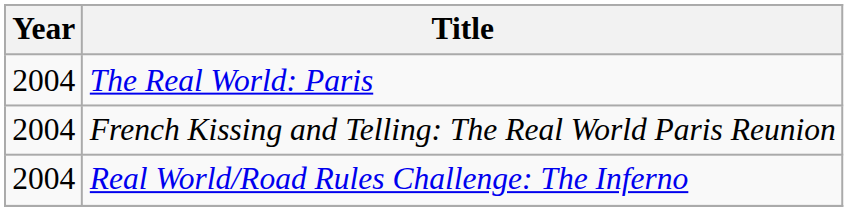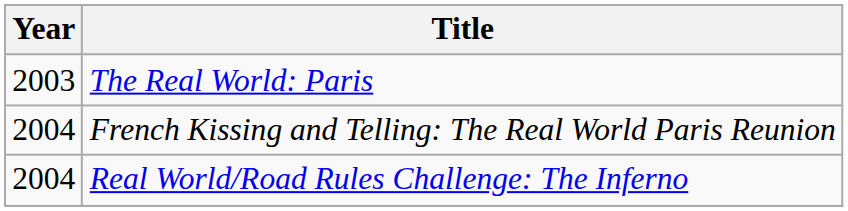(44, 79) 2004 -> (44, 79) 2003
